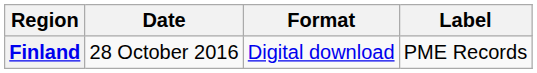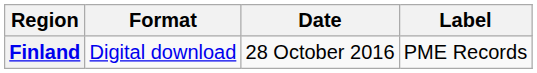columns swapped: (164, 20) <-> (321, 20)
